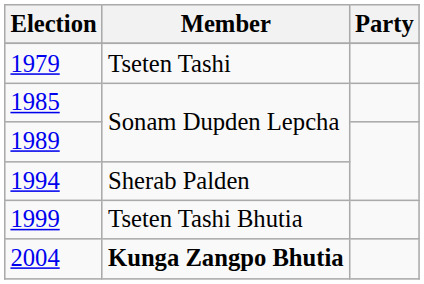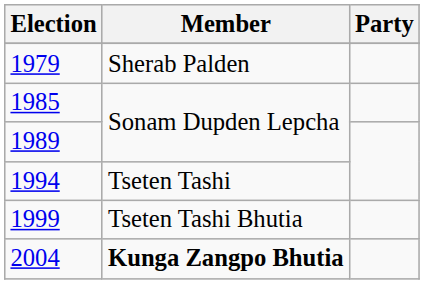(169, 63) Tseten Tashi -> (179, 63) Sherab Palden
(179, 180) Sherab Palden -> (169, 180) Tseten Tashi
